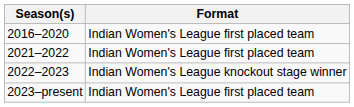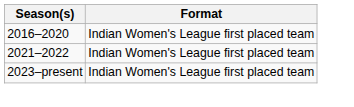- row: (38, 72)
